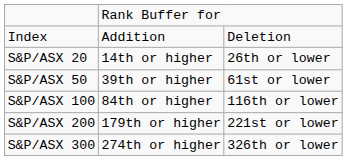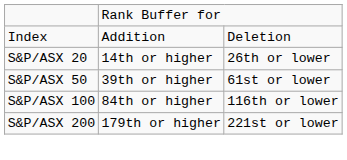- row: (51, 145)
